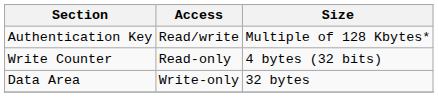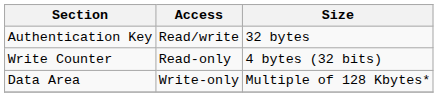(338, 37) Multiple of 128 Kbytes* -> (278, 37) 32 bytes
(278, 81) 32 bytes -> (338, 81) Multiple of 128 Kbytes*
